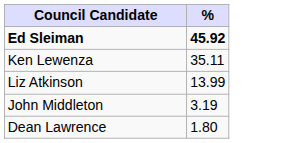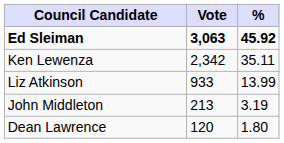+ column: (212, 15)
